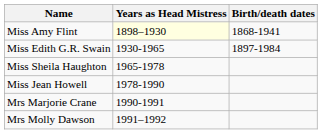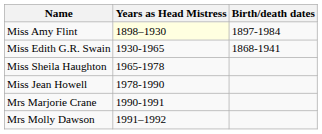(256, 31) 1868-1941 -> (256, 31) 1897-1984
(256, 48) 1897-1984 -> (256, 48) 1868-1941
